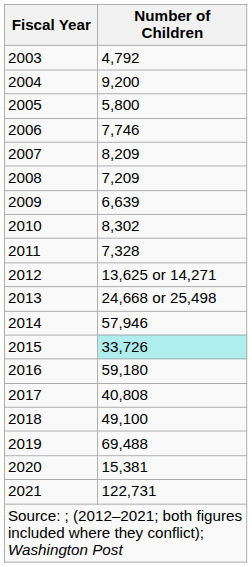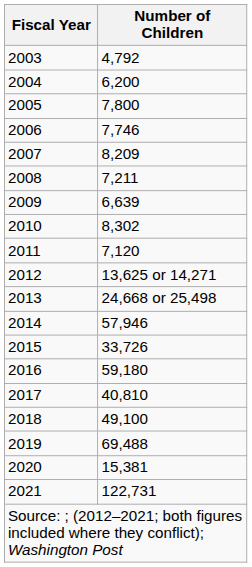(121, 81) 9,200 -> (121, 81) 6,200
(121, 105) 5,800 -> (121, 105) 7,800
(121, 178) 7,209 -> (120, 178) 7,211
(121, 250) 7,328 -> (121, 250) 7,120
(125, 347) paleturquoise background -> (125, 347) no background
(125, 395) 40,808 -> (125, 395) 40,810
